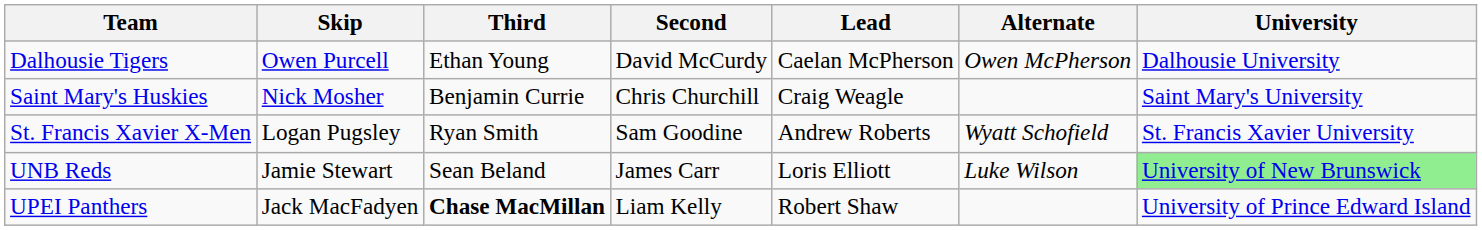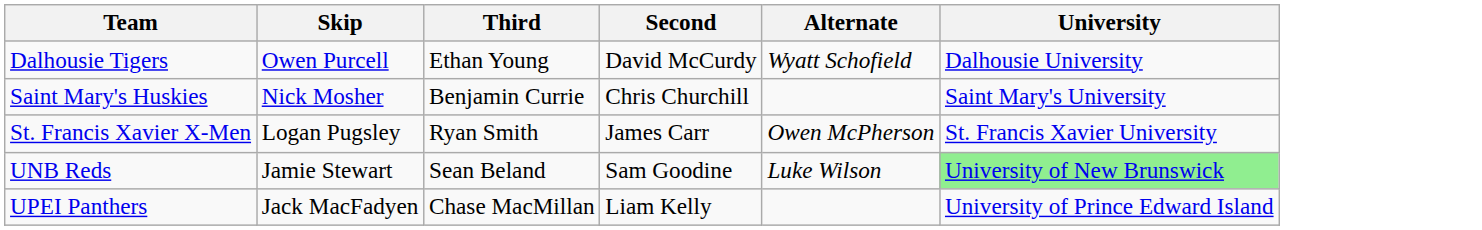- column: (866, 22)
(1048, 59) Owen McPherson -> (839, 59) Wyatt Schofield
(679, 133) Sam Goodine -> (657, 133) James Carr
(1036, 133) Wyatt Schofield -> (851, 133) Owen McPherson
(667, 170) James Carr -> (669, 170) Sam Goodine
(517, 206) bold -> (512, 206) normal
